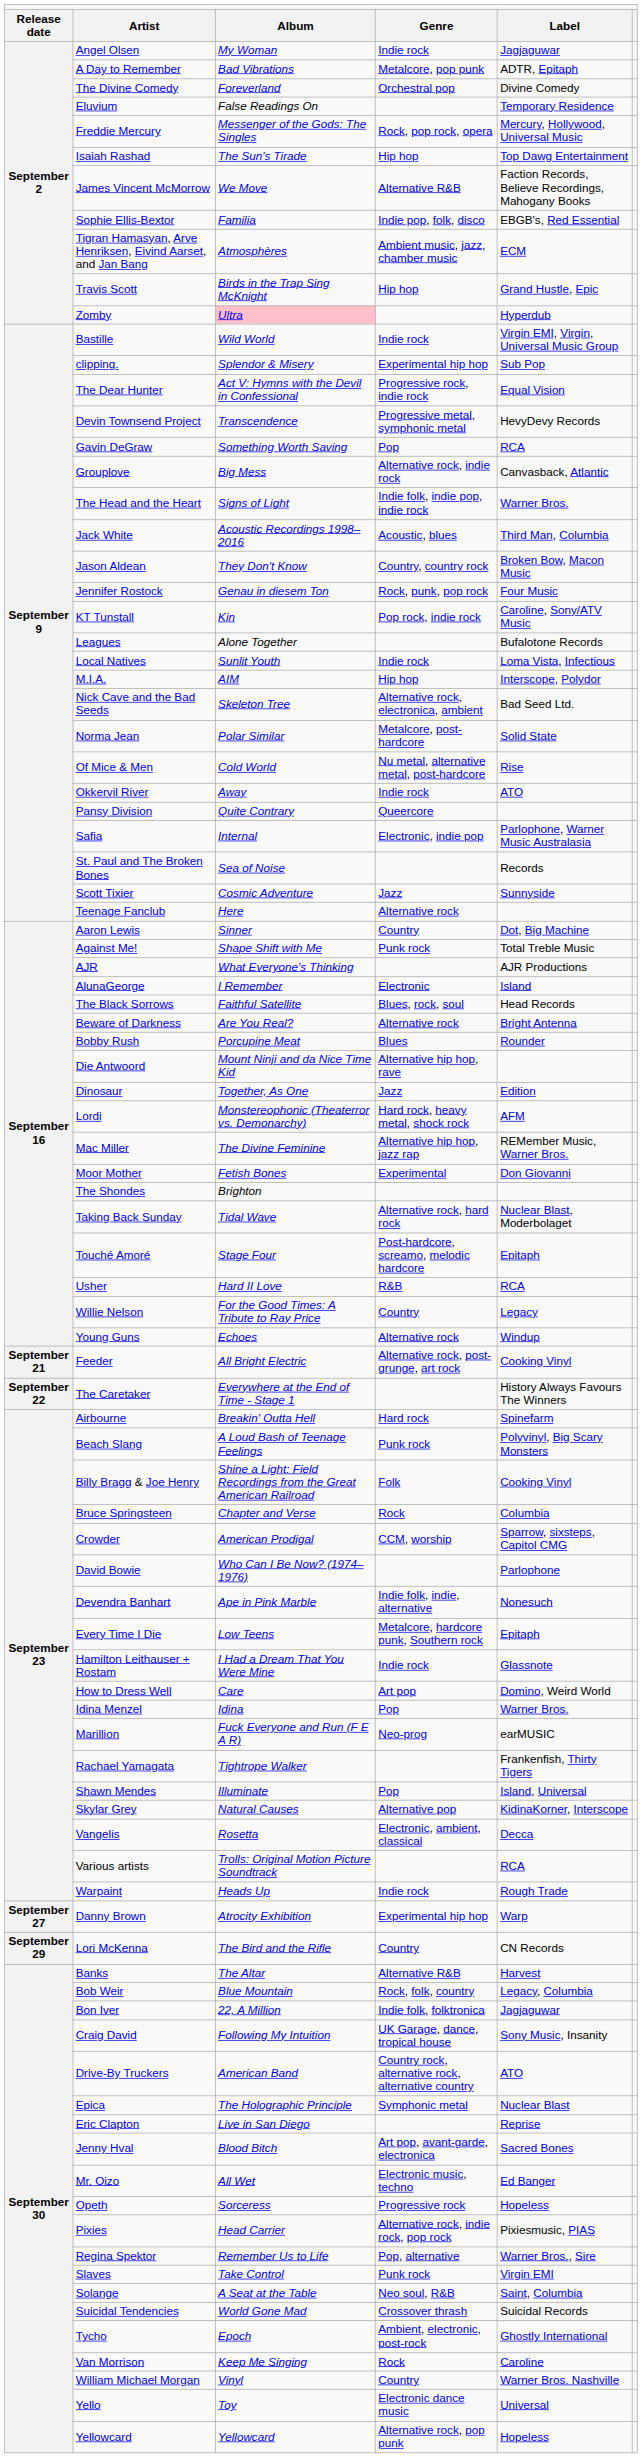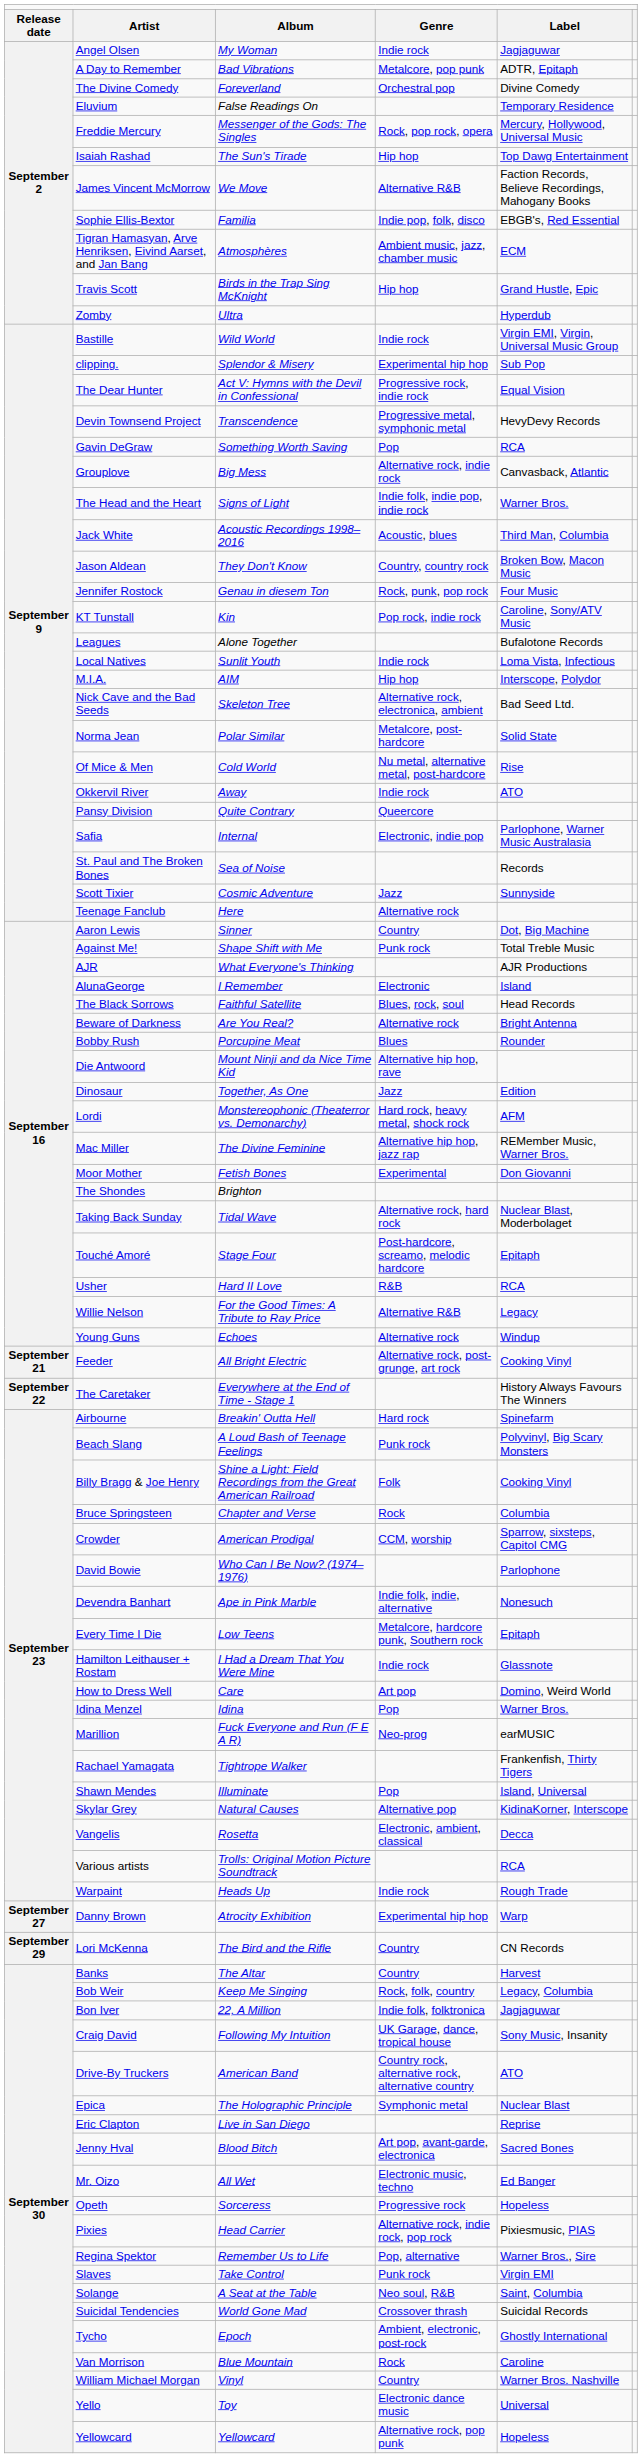(230, 314) pink background -> (230, 314) no background
(399, 1312) Country -> (419, 1312) Alternative R&B
(419, 1973) Alternative R&B -> (399, 1973) Country
(255, 1991) Blue Mountain -> (263, 1991) Keep Me Singing
(263, 2361) Keep Me Singing -> (255, 2361) Blue Mountain
